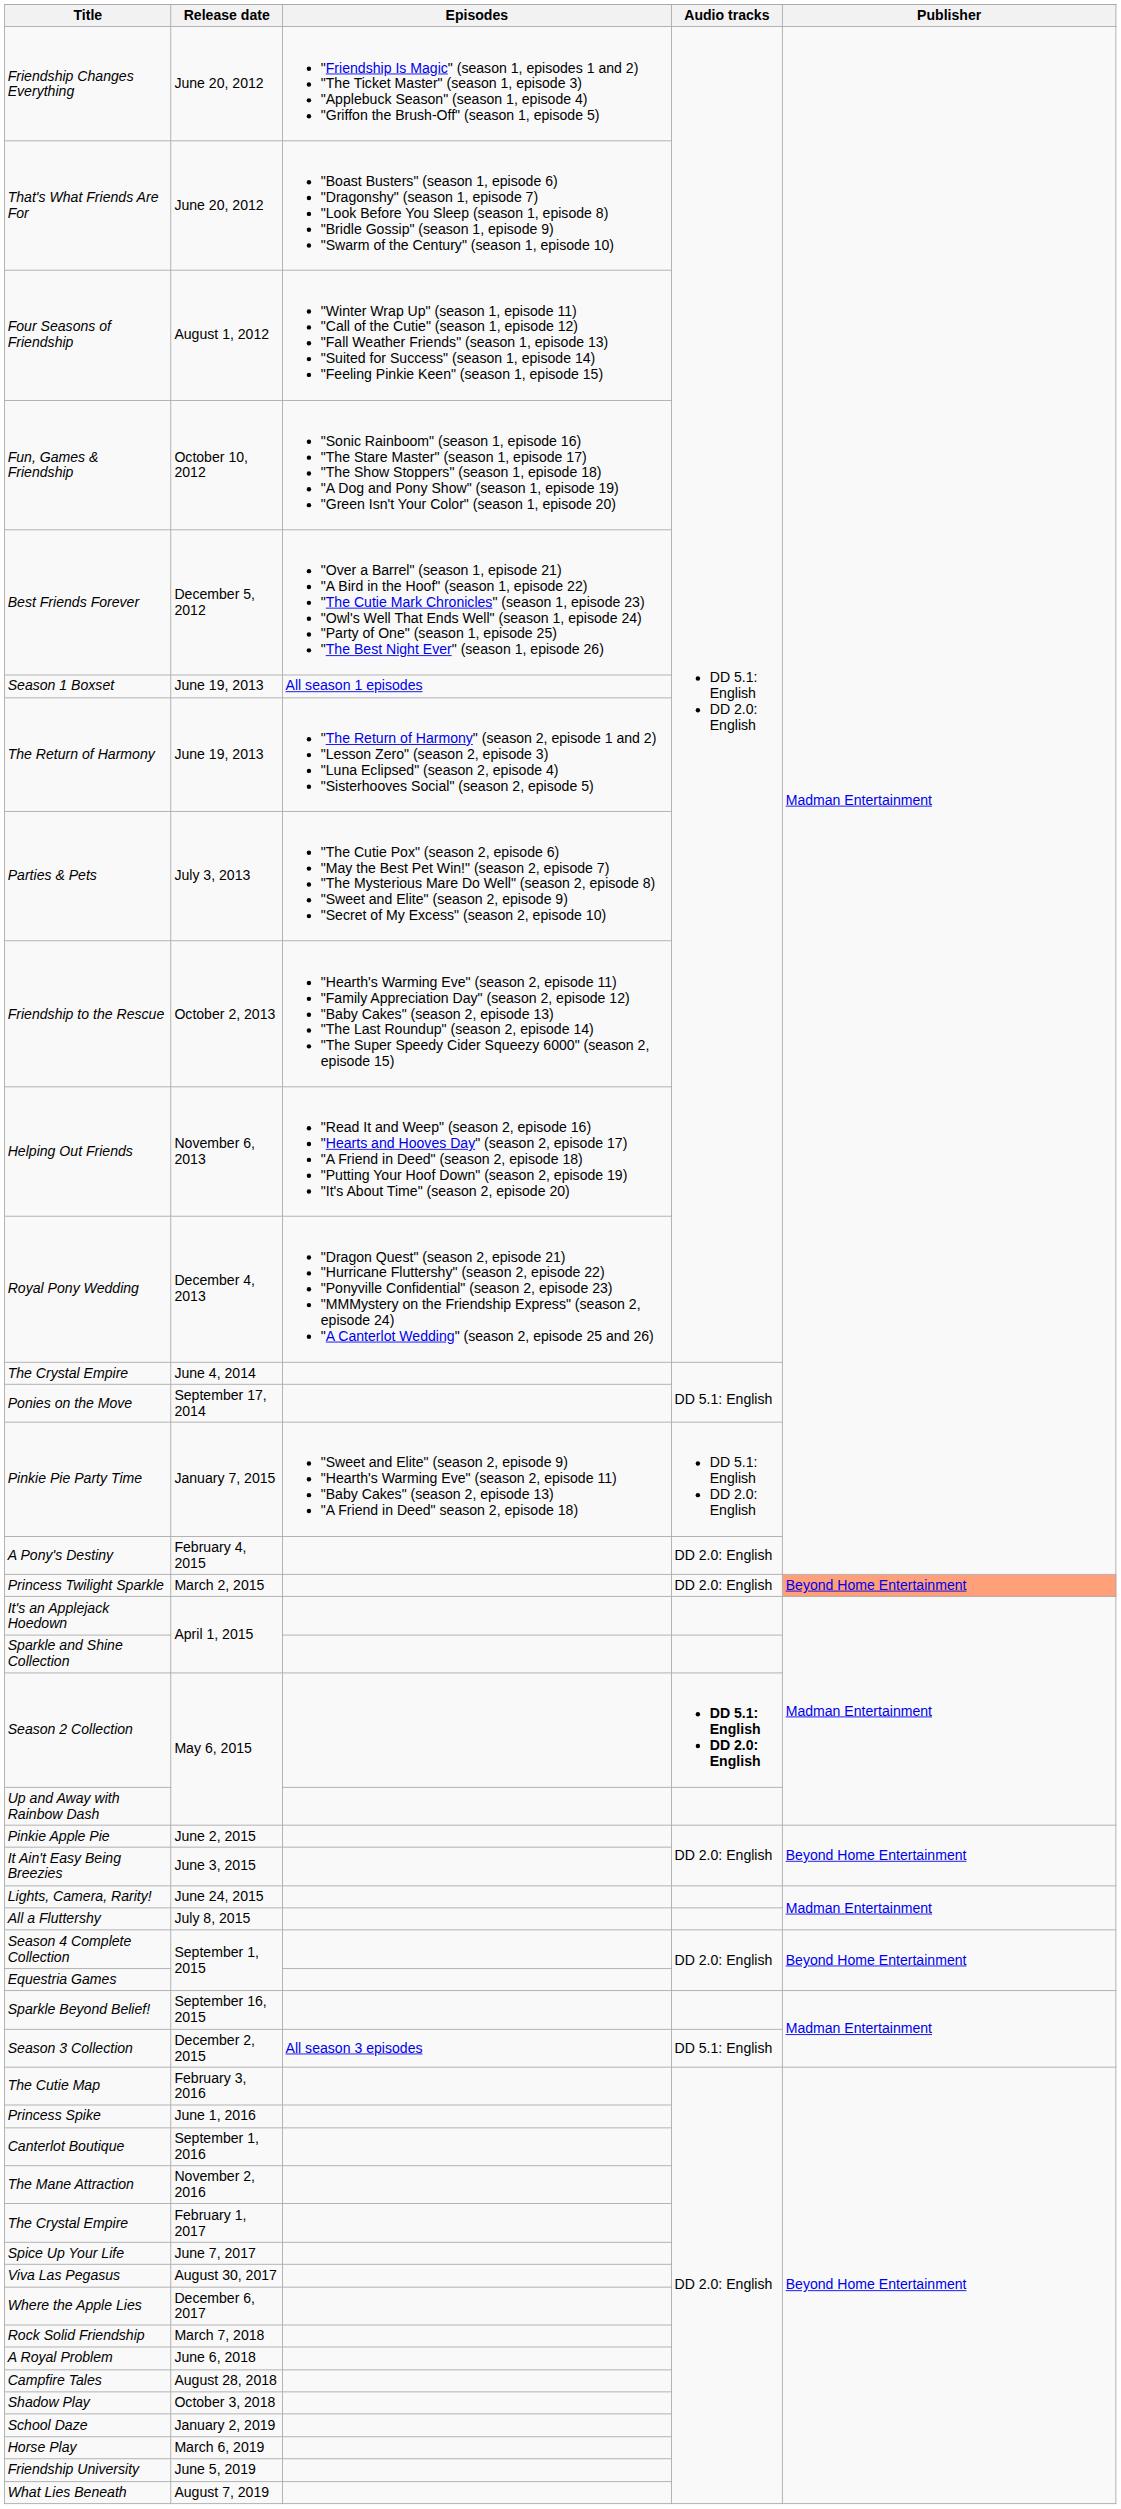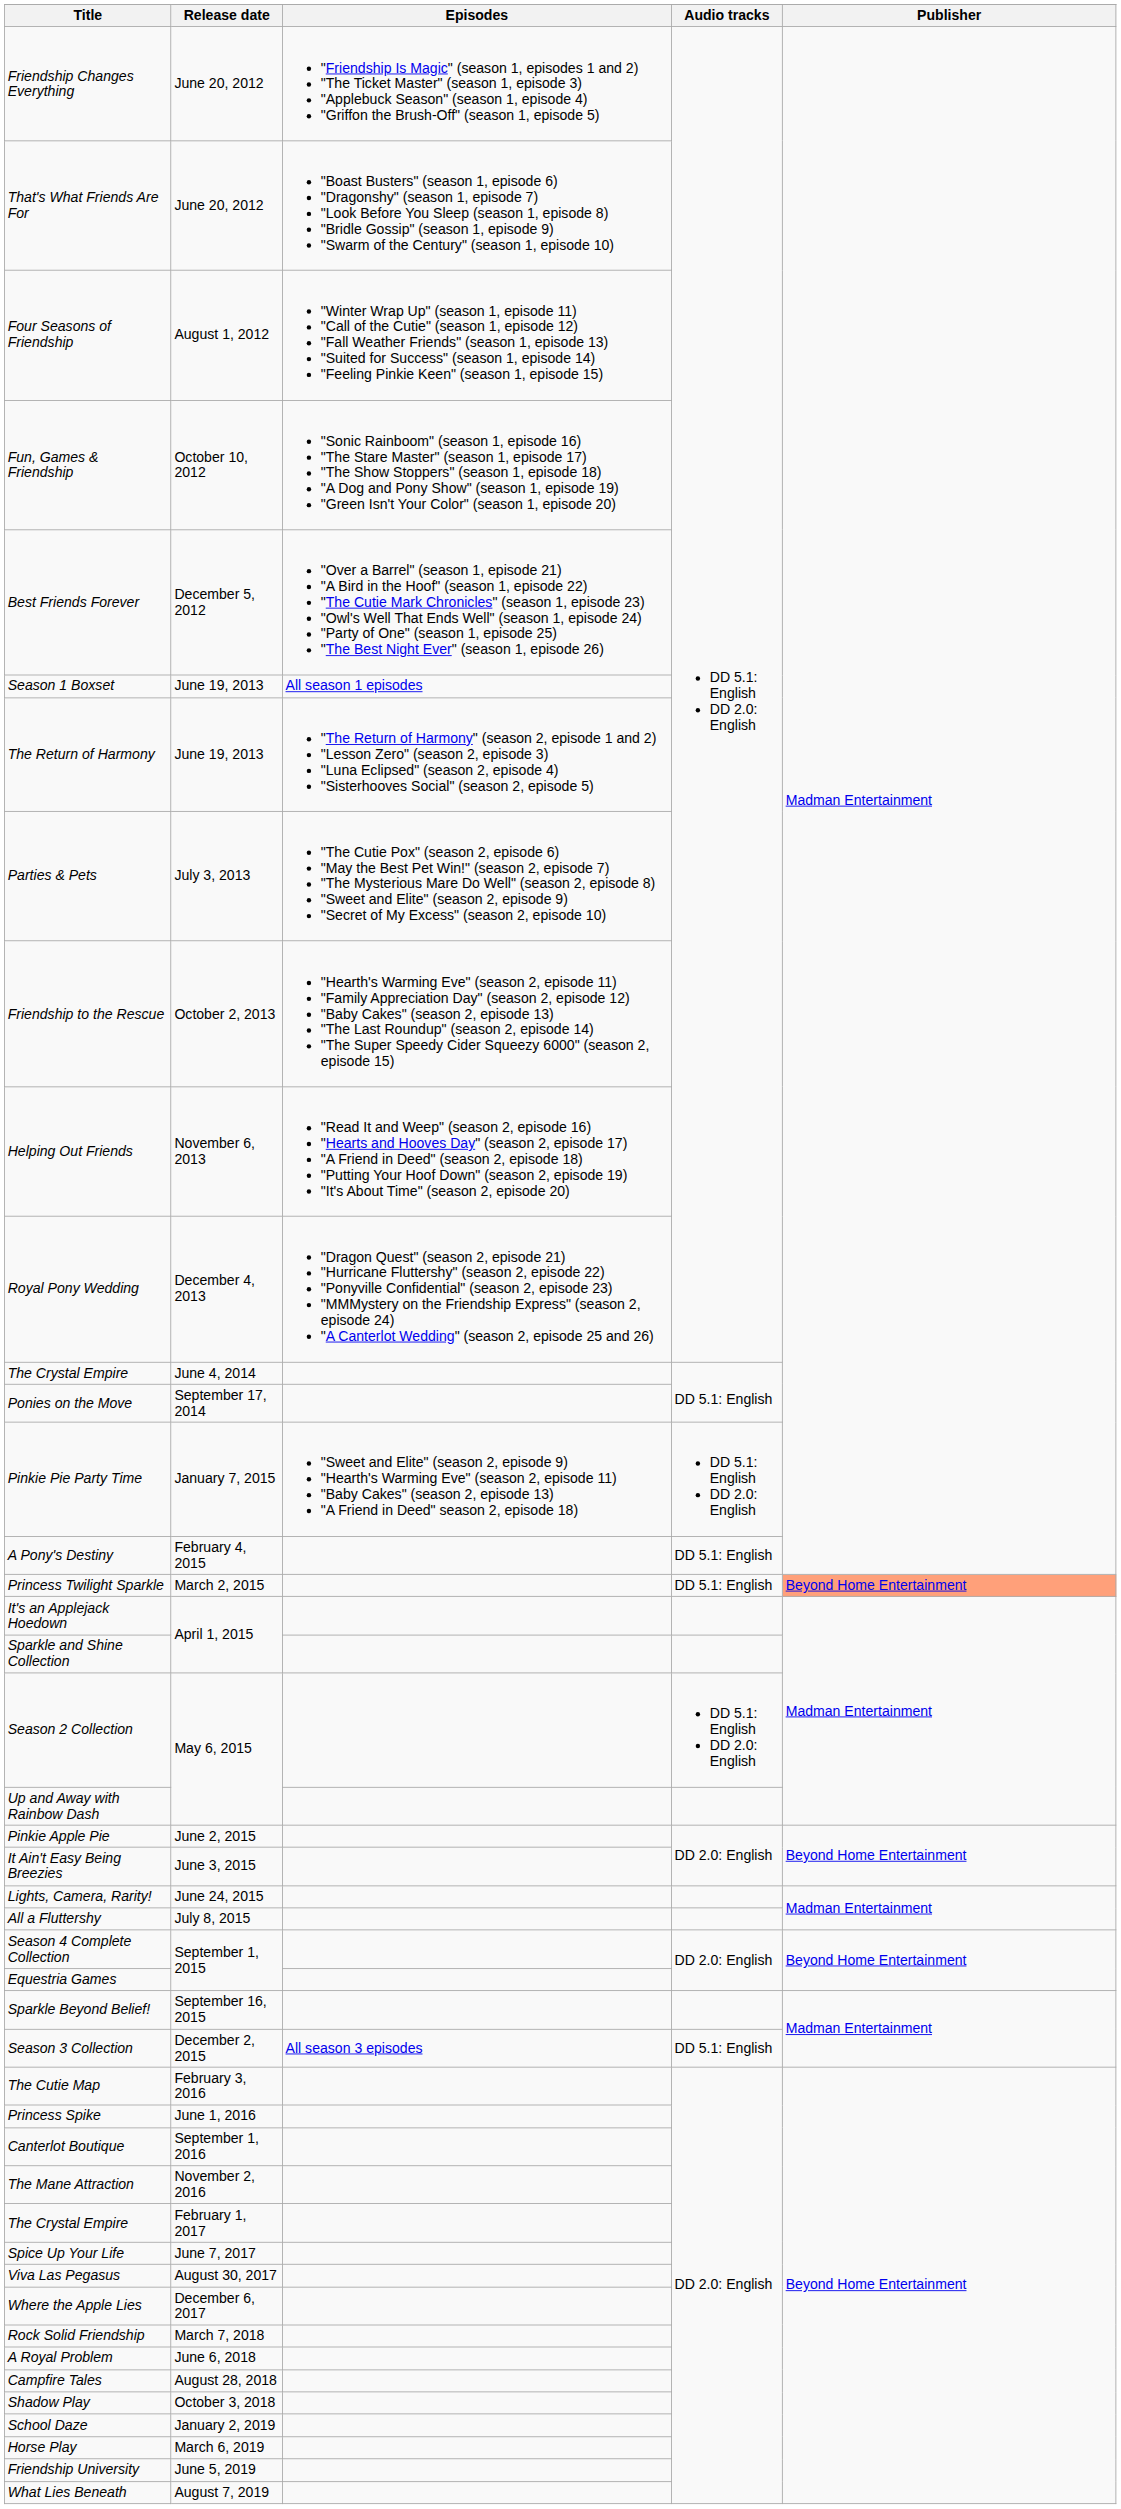(723, 1555) DD 2.0: English -> (723, 1555) DD 5.1: English
(723, 1585) DD 2.0: English -> (723, 1585) DD 5.1: English
(727, 1738) bold -> (727, 1738) normal
